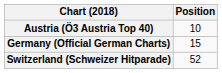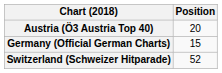(195, 28) 10 -> (195, 28) 20
